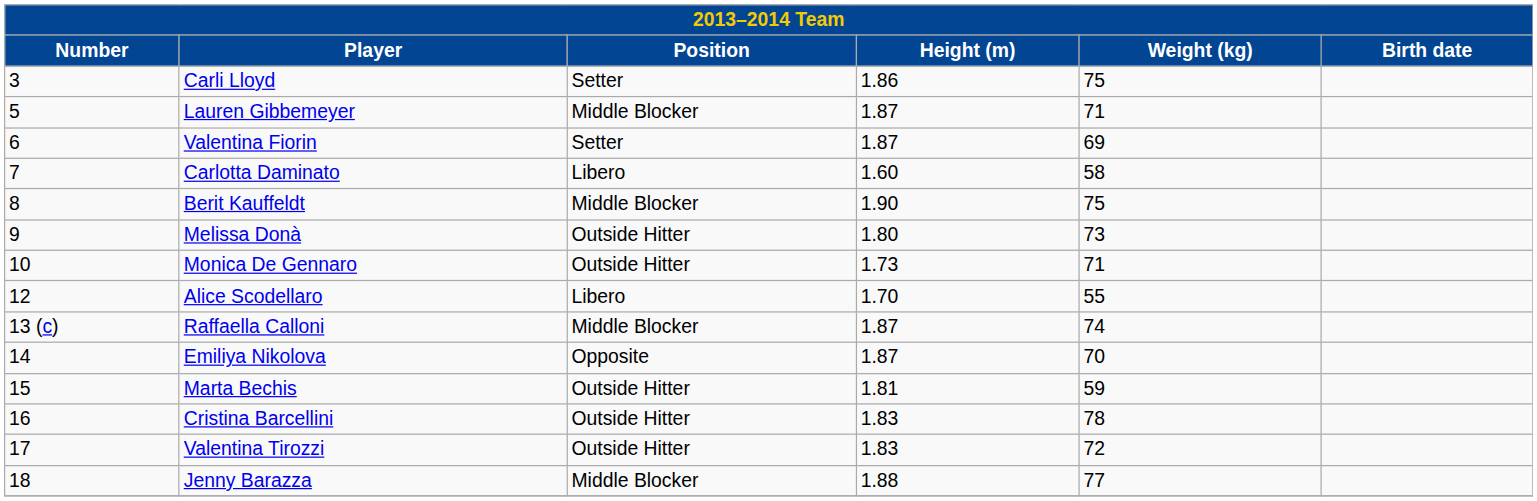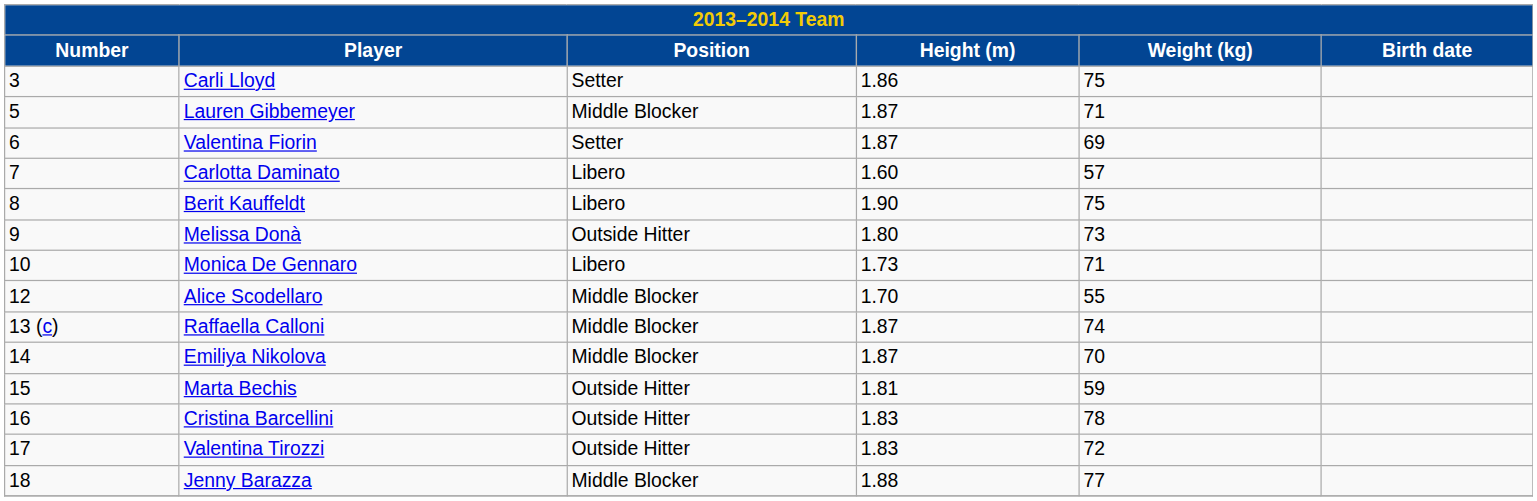(1094, 173) 58 -> (1094, 173) 57
(635, 204) Middle Blocker -> (598, 204) Libero
(631, 265) Outside Hitter -> (598, 265) Libero
(598, 296) Libero -> (635, 296) Middle Blocker
(610, 357) Opposite -> (635, 357) Middle Blocker
